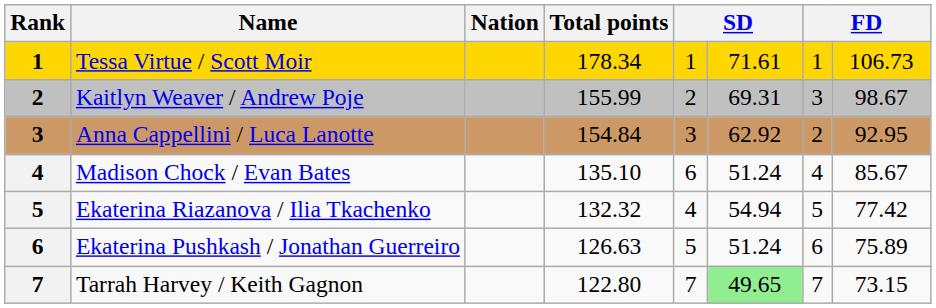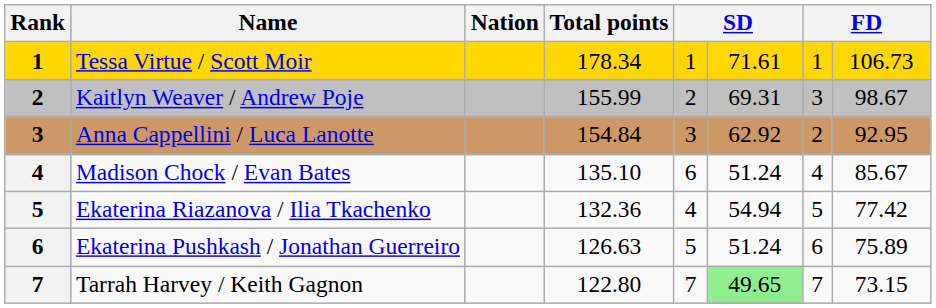(609, 209) 132.32 -> (609, 209) 132.36
